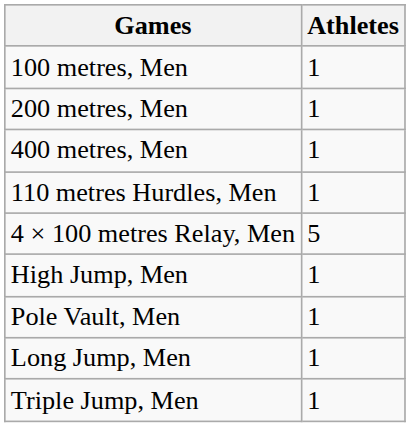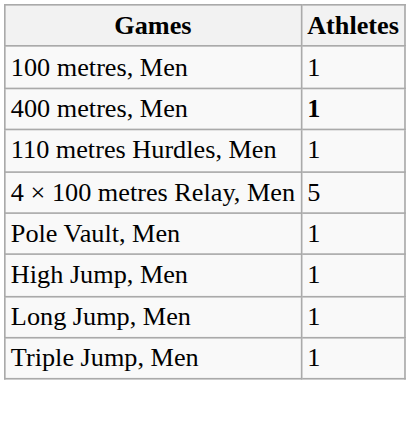- row: (99, 108)
(314, 150) normal -> (314, 108) bold
rows swapped: (99, 274) <-> (96, 316)
